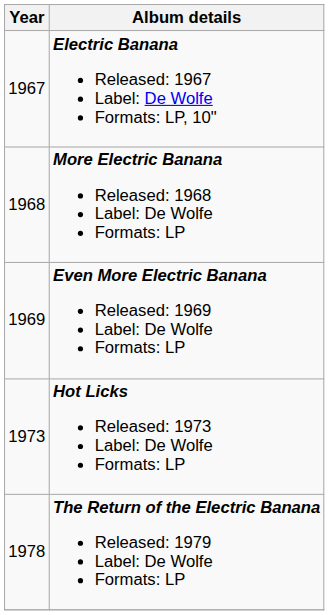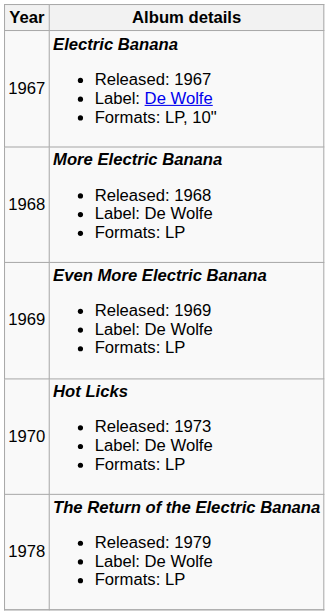(27, 436) 1973 -> (27, 436) 1970
